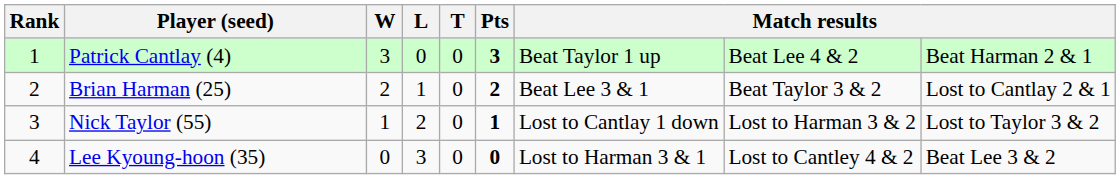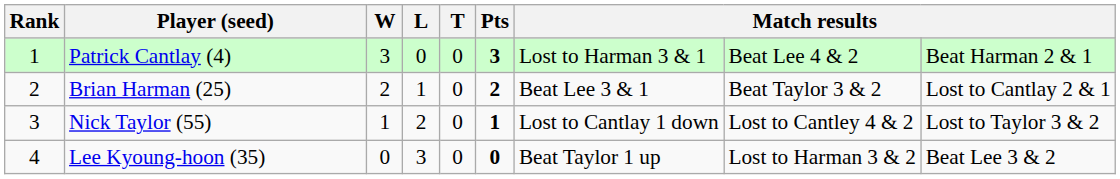(590, 55) Beat Taylor 1 up -> (613, 55) Lost to Harman 3 & 1
(822, 122) Lost to Harman 3 & 2 -> (821, 122) Lost to Cantley 4 & 2
(613, 156) Lost to Harman 3 & 1 -> (590, 156) Beat Taylor 1 up
(821, 156) Lost to Cantley 4 & 2 -> (822, 156) Lost to Harman 3 & 2
